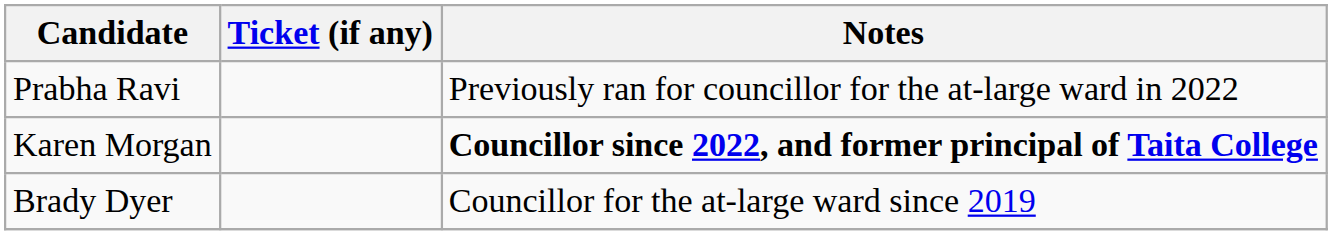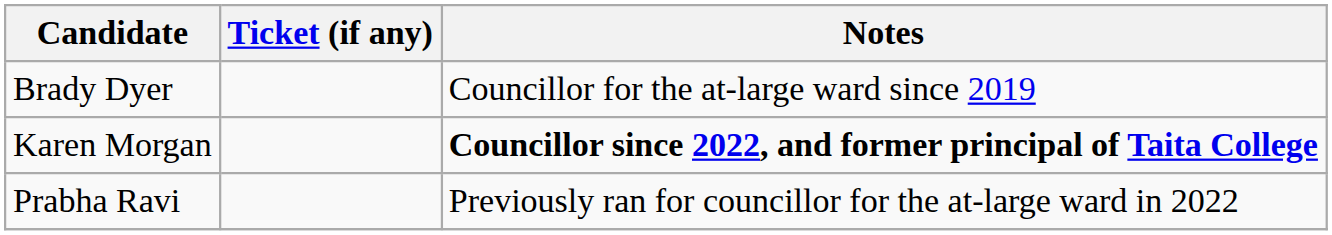rows swapped: (93, 201) <-> (97, 88)
